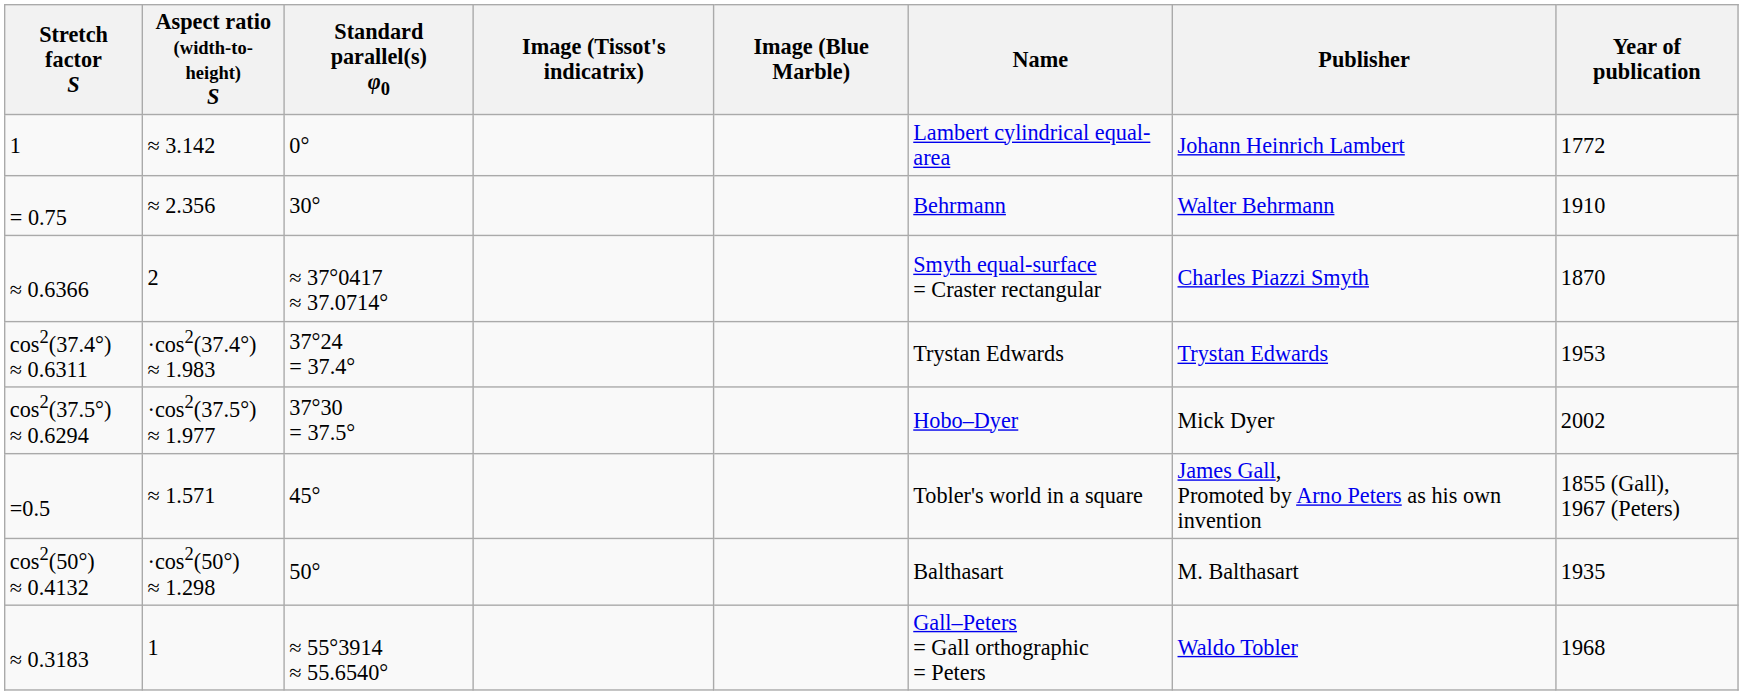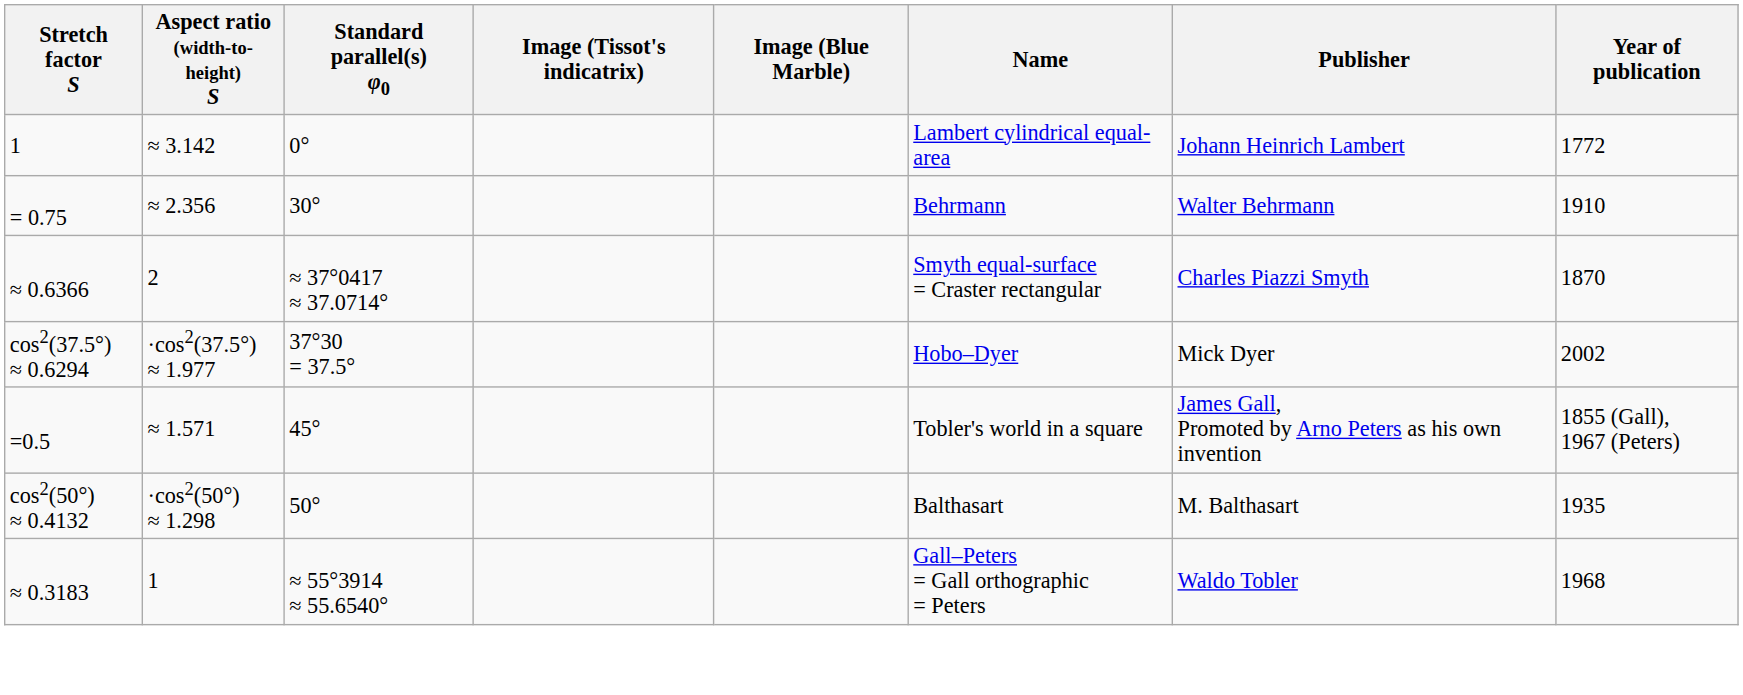- row: (61, 353)
